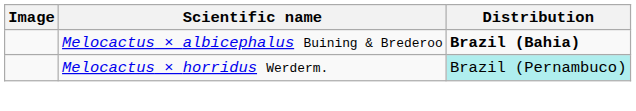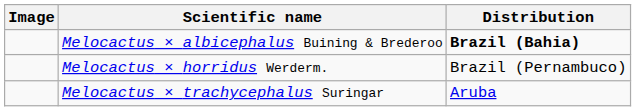(538, 68) paleturquoise background -> (538, 68) no background
+ row: (223, 93)
